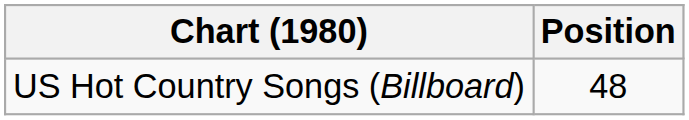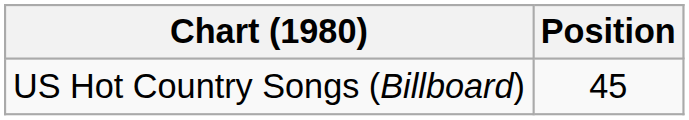(608, 85) 48 -> (608, 85) 45
